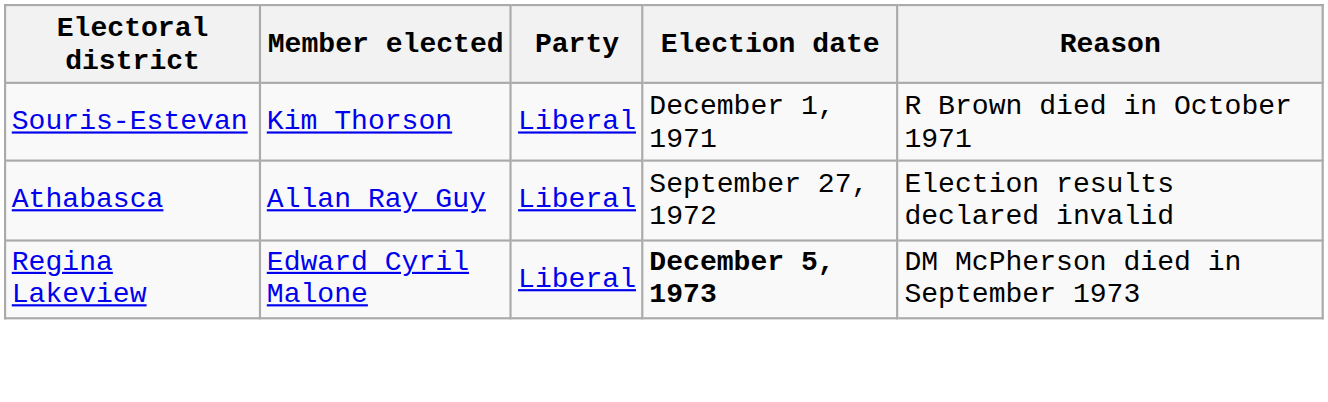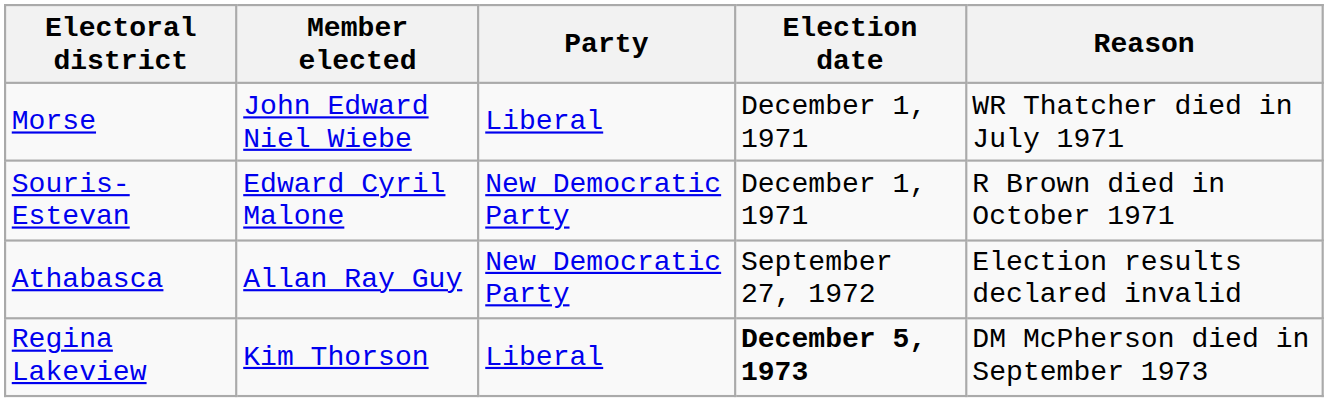+ row: (54, 122)
(359, 122) Kim Thorson -> (344, 200) Edward Cyril Malone
(577, 122) Liberal -> (603, 200) New Democratic Party
(577, 200) Liberal -> (603, 279) New Democratic Party
(368, 279) Edward Cyril Malone -> (336, 357) Kim Thorson
